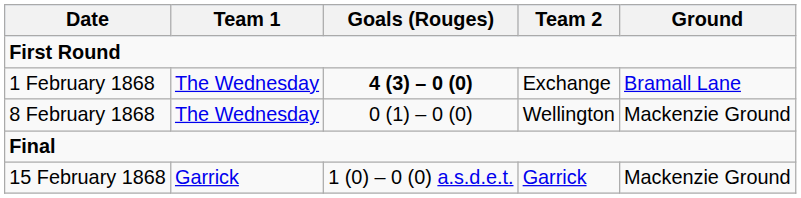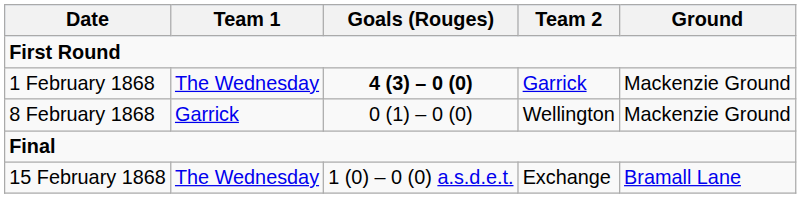(567, 83) Exchange -> (555, 83) Garrick
(683, 83) Bramall Lane -> (707, 83) Mackenzie Ground
(247, 114) The Wednesday -> (207, 114) Garrick
(207, 177) Garrick -> (247, 177) The Wednesday
(555, 177) Garrick -> (567, 177) Exchange
(707, 177) Mackenzie Ground -> (683, 177) Bramall Lane
